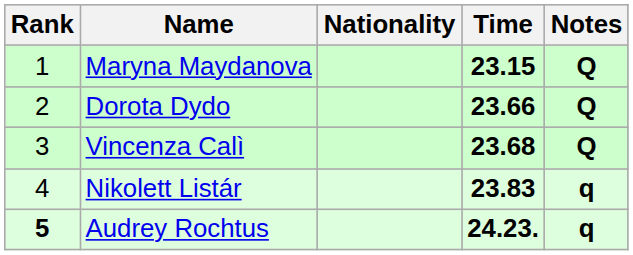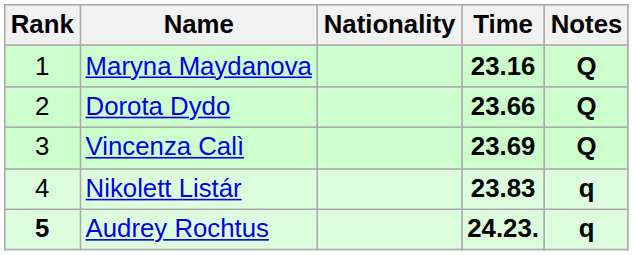(503, 65) 23.15 -> (503, 65) 23.16
(503, 147) 23.68 -> (503, 147) 23.69
